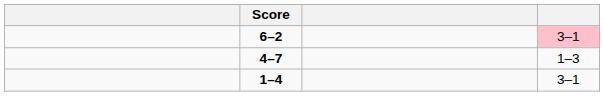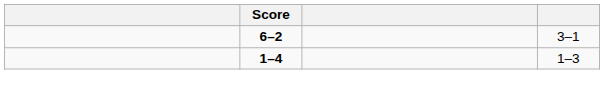(568, 36) pink background -> (568, 36) no background
- row: (271, 58)
(568, 79) 3–1 -> (568, 58) 1–3
